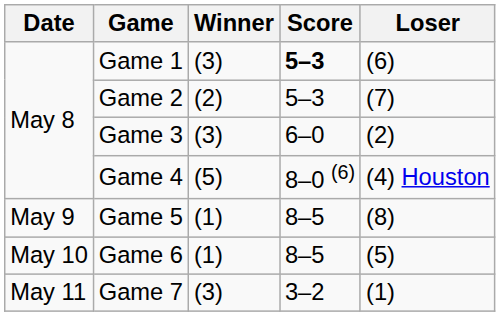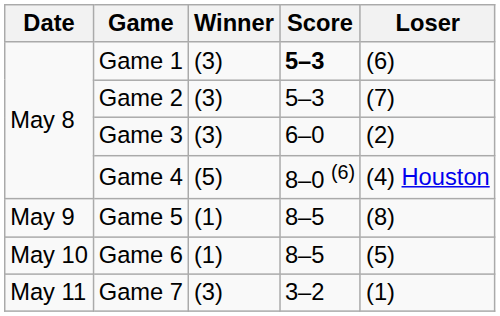(208, 98) (2) -> (208, 98) (3)
